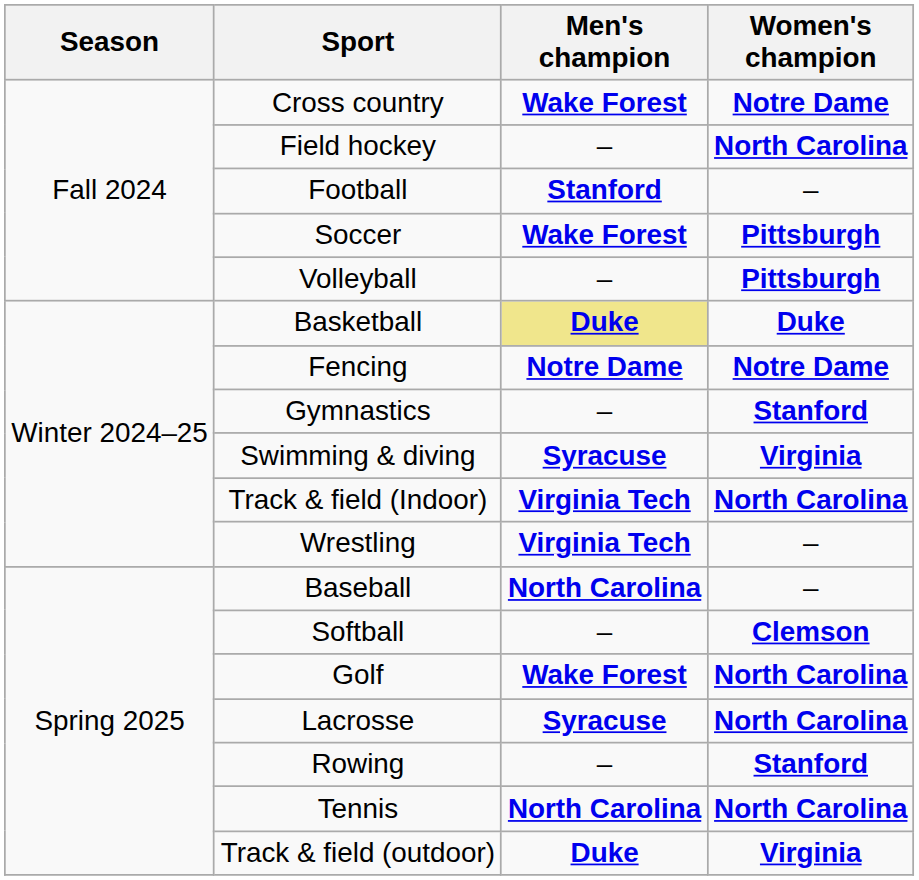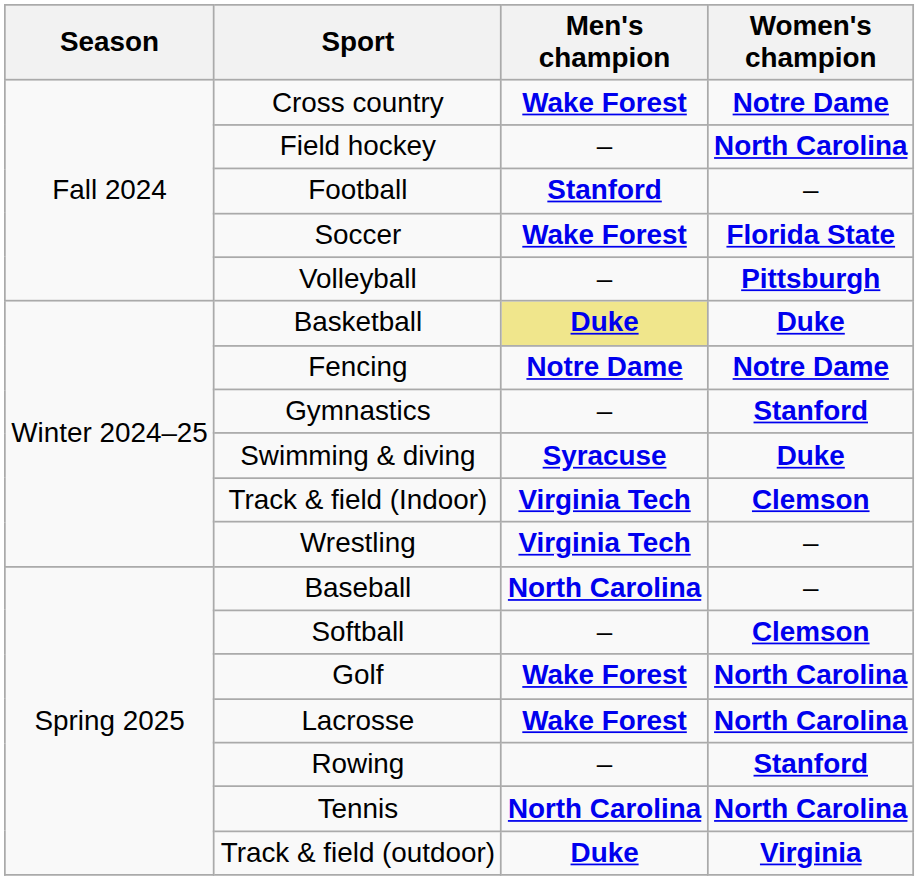(811, 234) Pittsburgh -> (811, 234) Florida State
(811, 455) Virginia -> (811, 455) Duke
(811, 499) North Carolina -> (811, 499) Clemson
(605, 720) Syracuse -> (605, 720) Wake Forest
